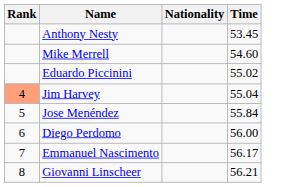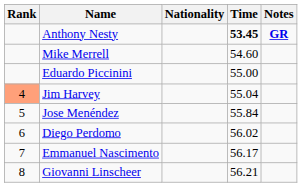+ column: (279, 14)
(244, 34) normal -> (244, 34) bold
(244, 73) 55.02 -> (244, 73) 55.00
(244, 133) 56.00 -> (244, 133) 56.02
